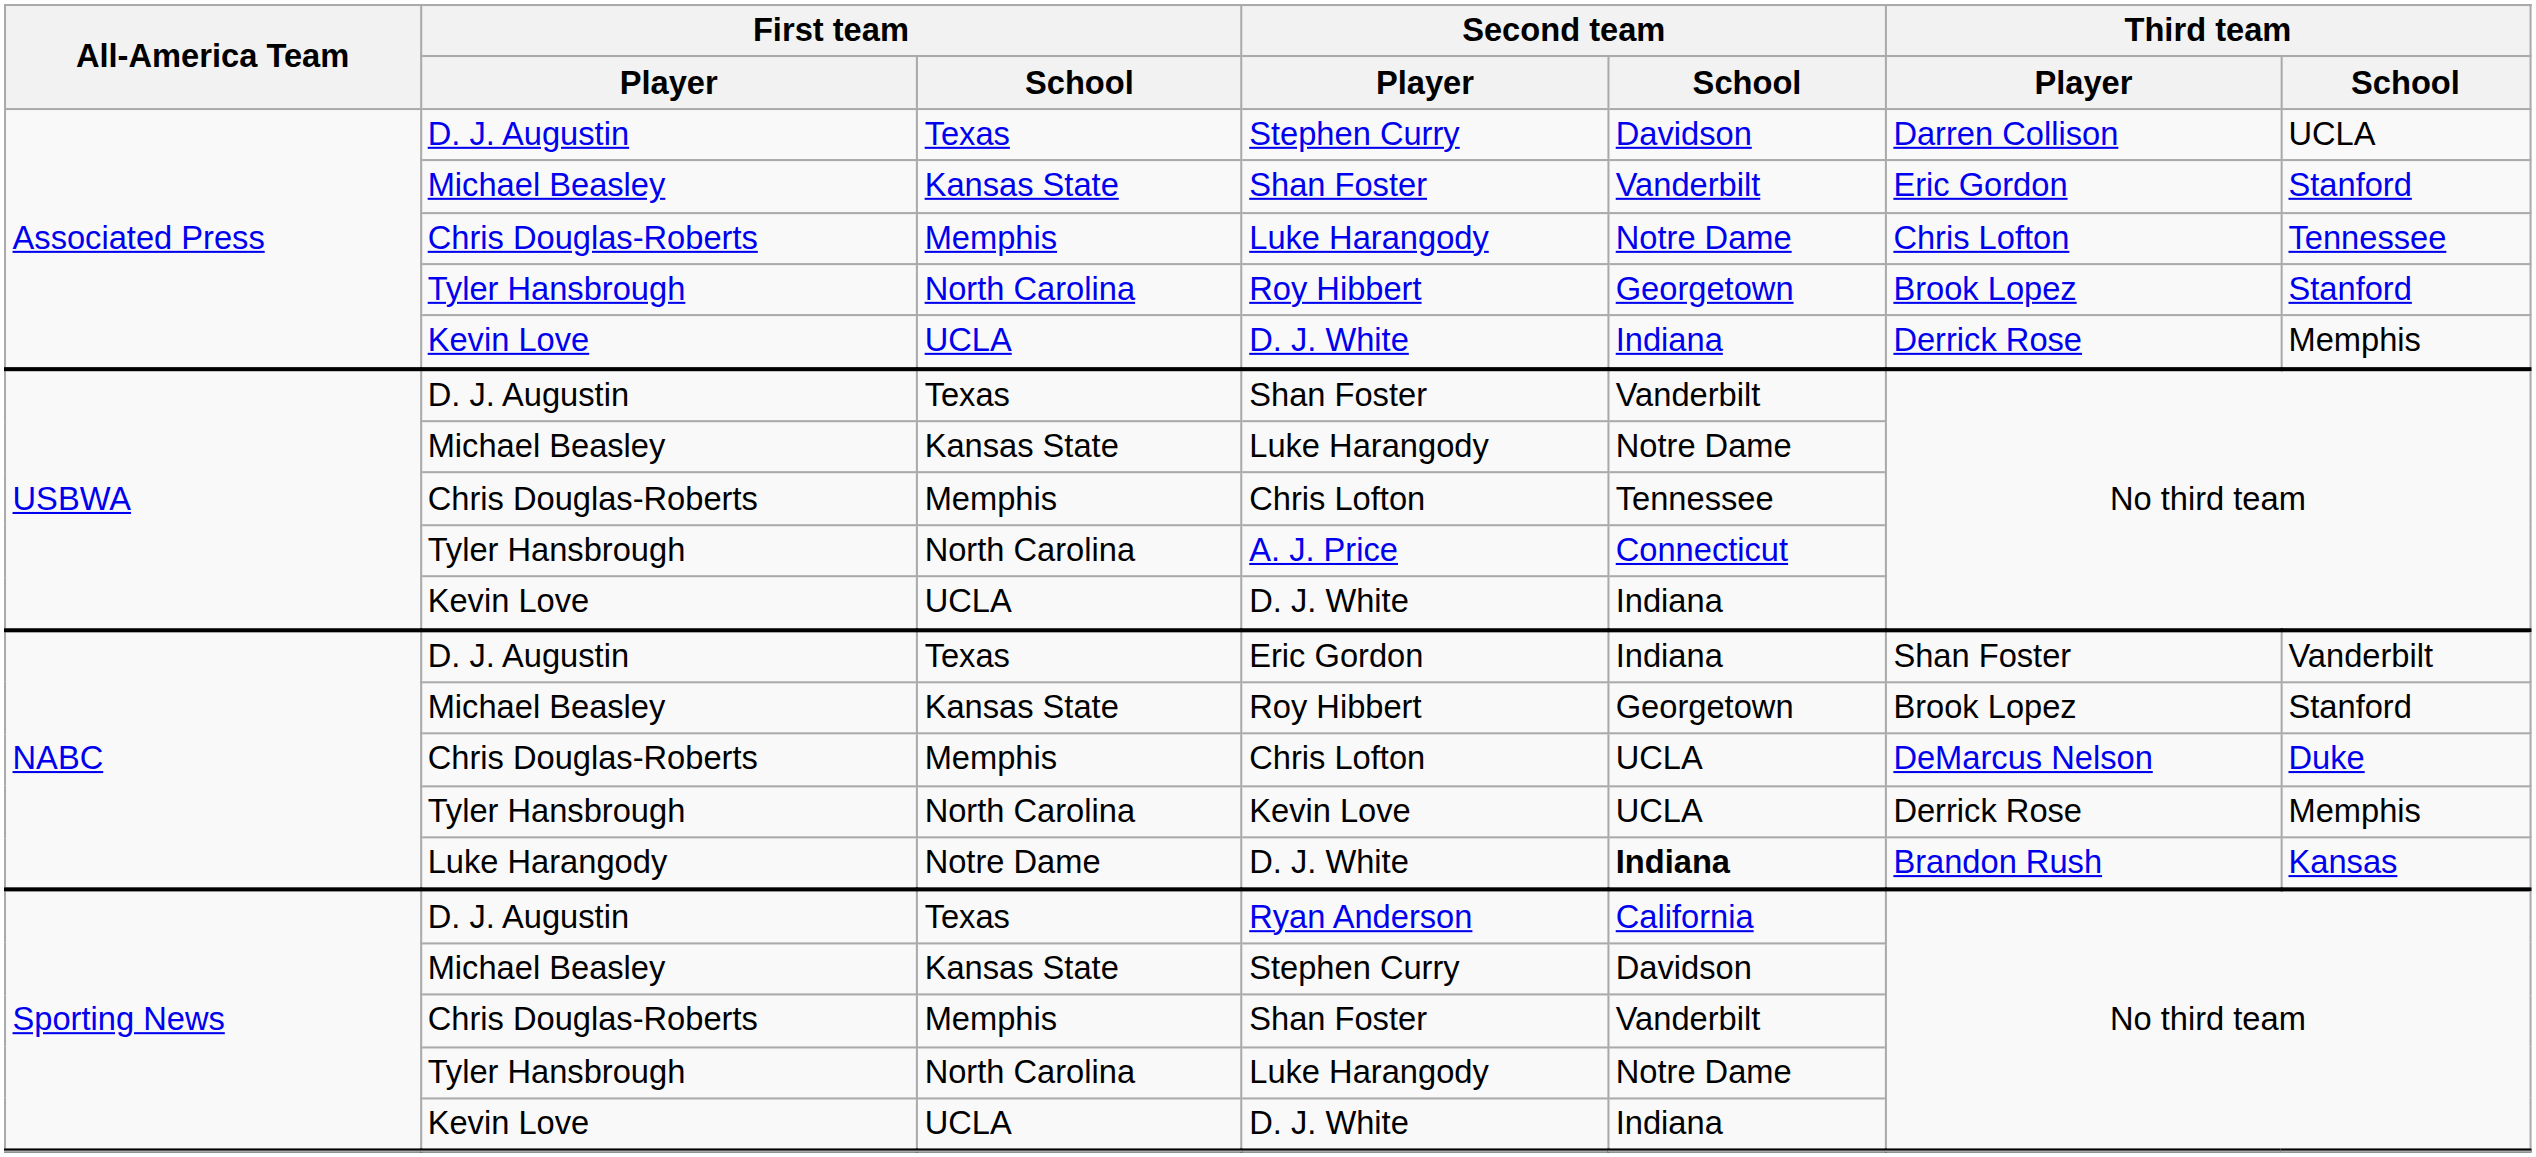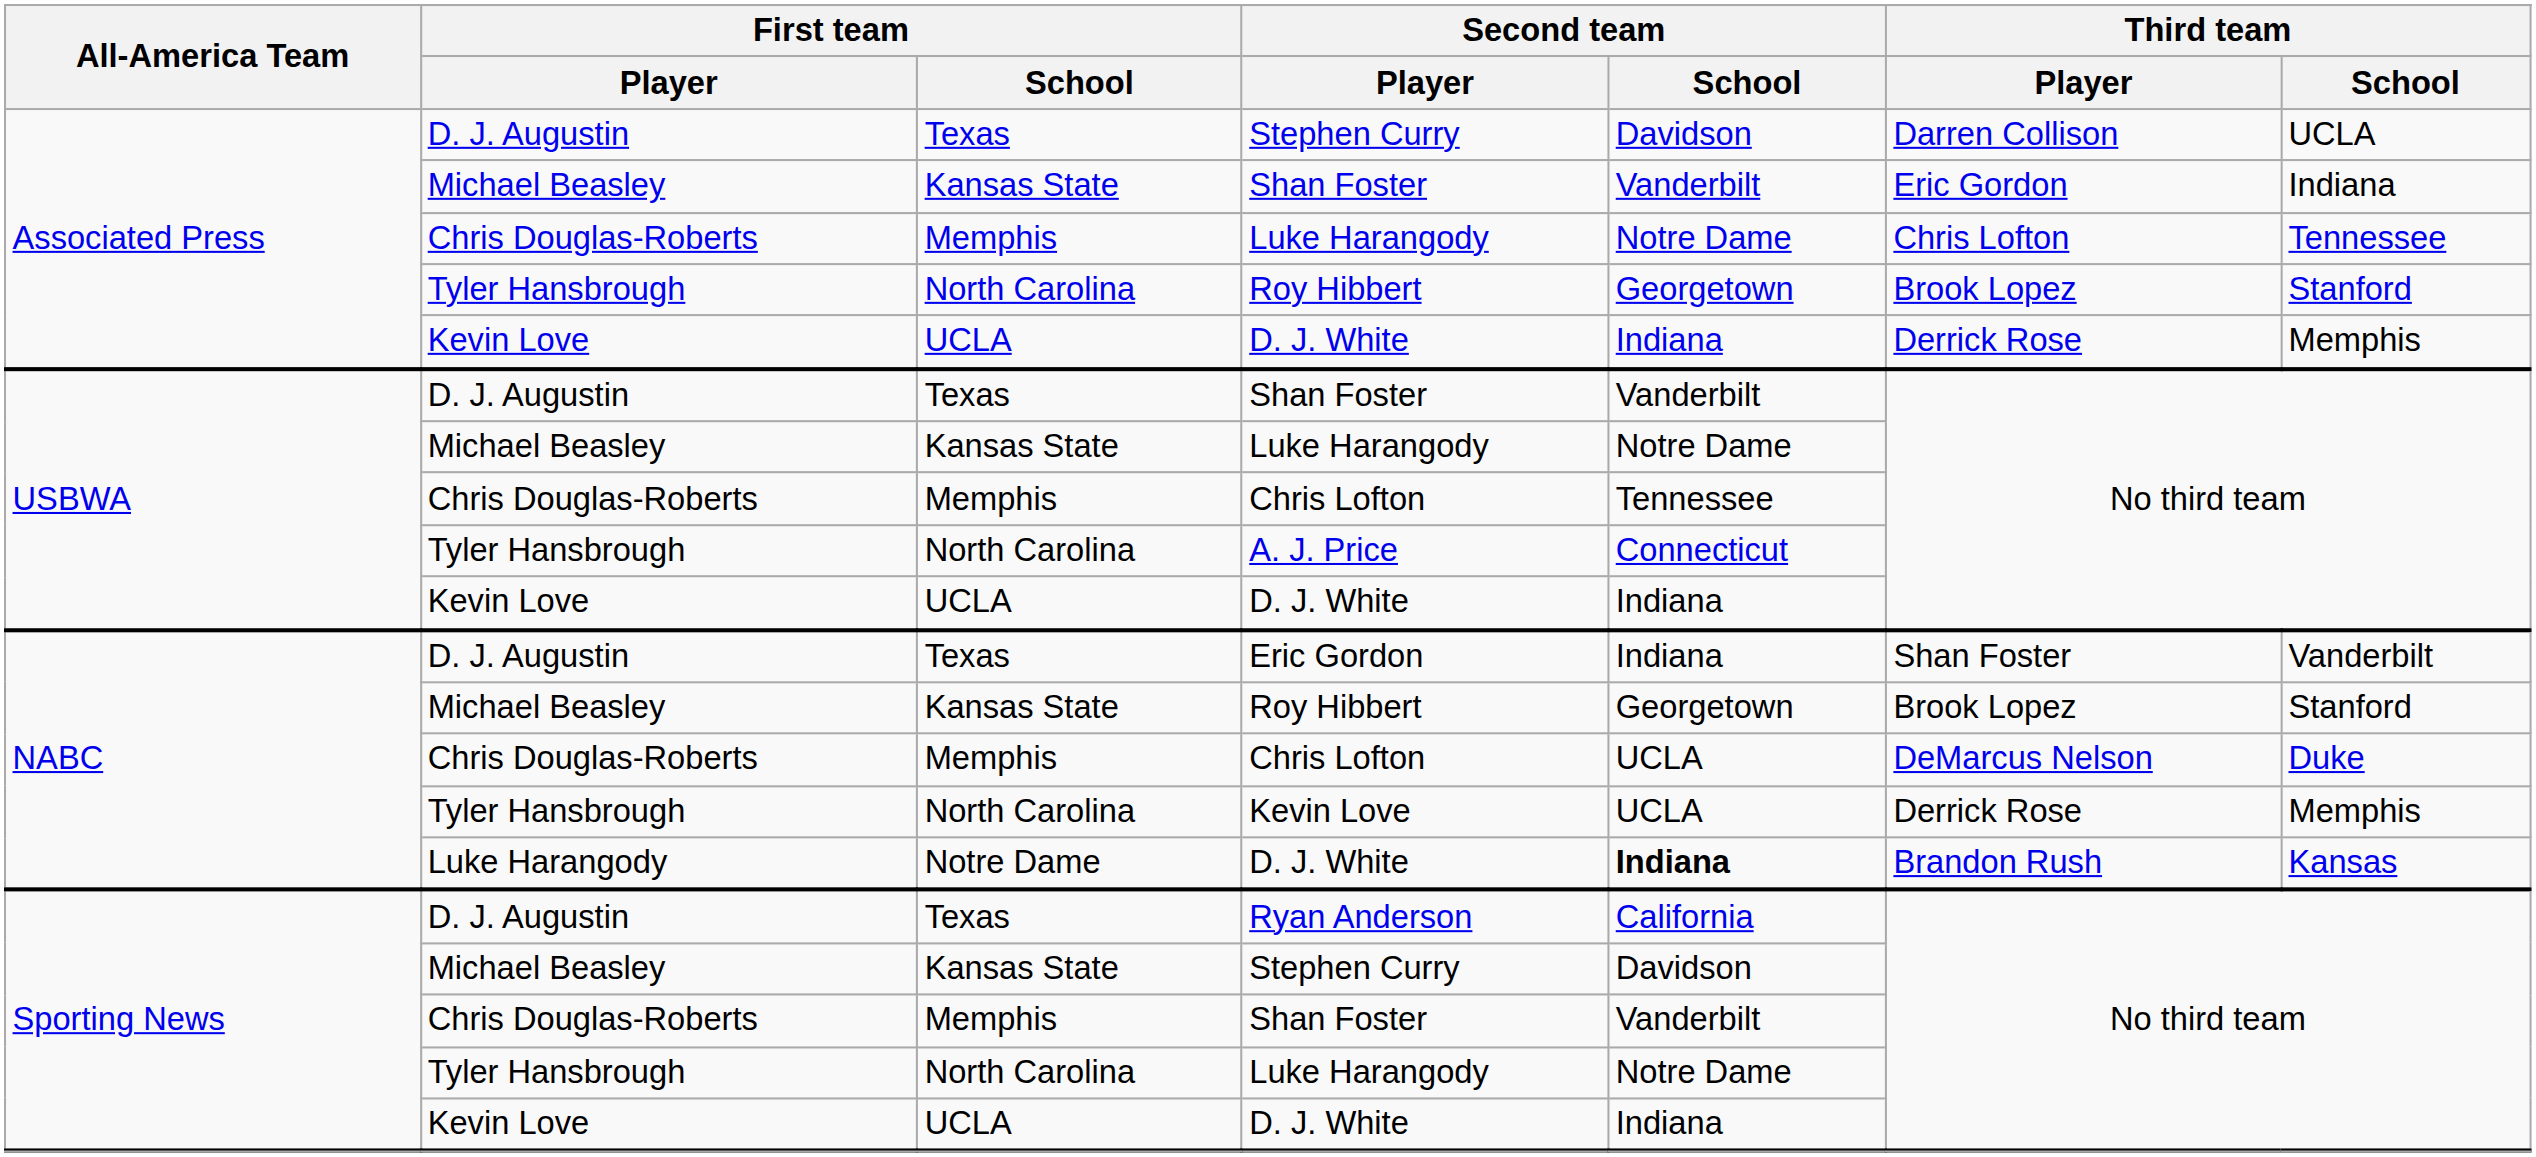(2350, 185) Stanford -> (2342, 185) Indiana
